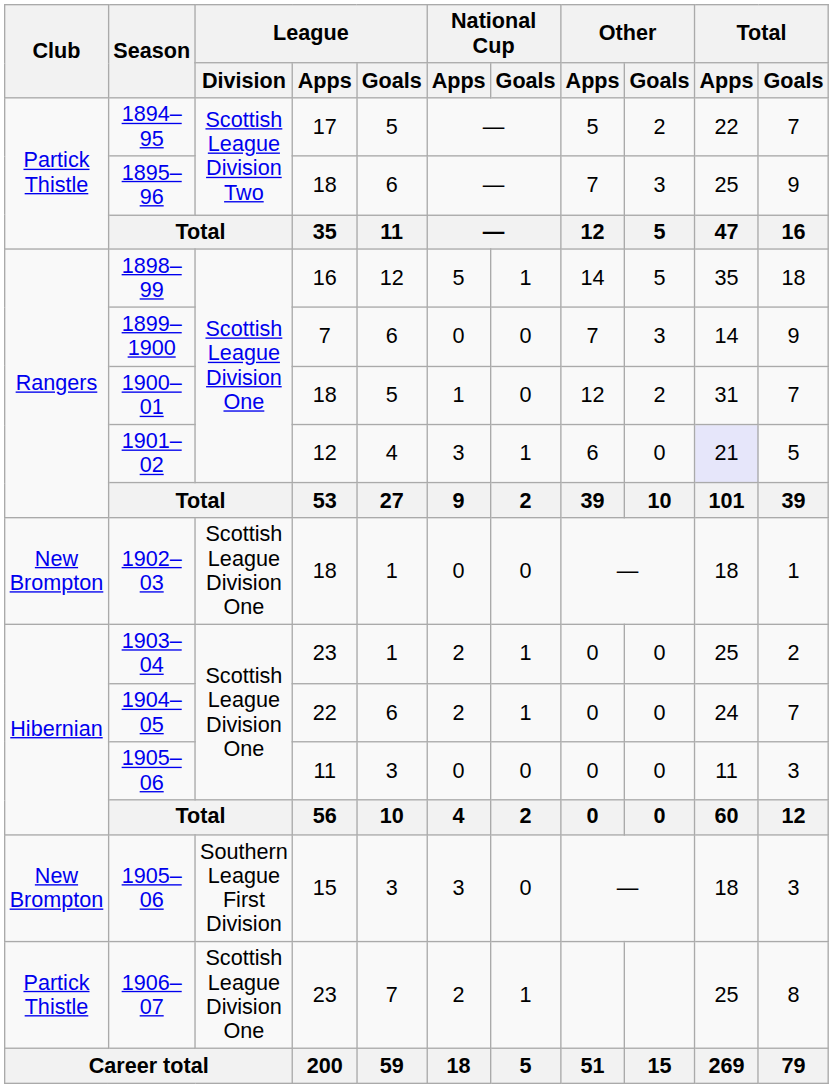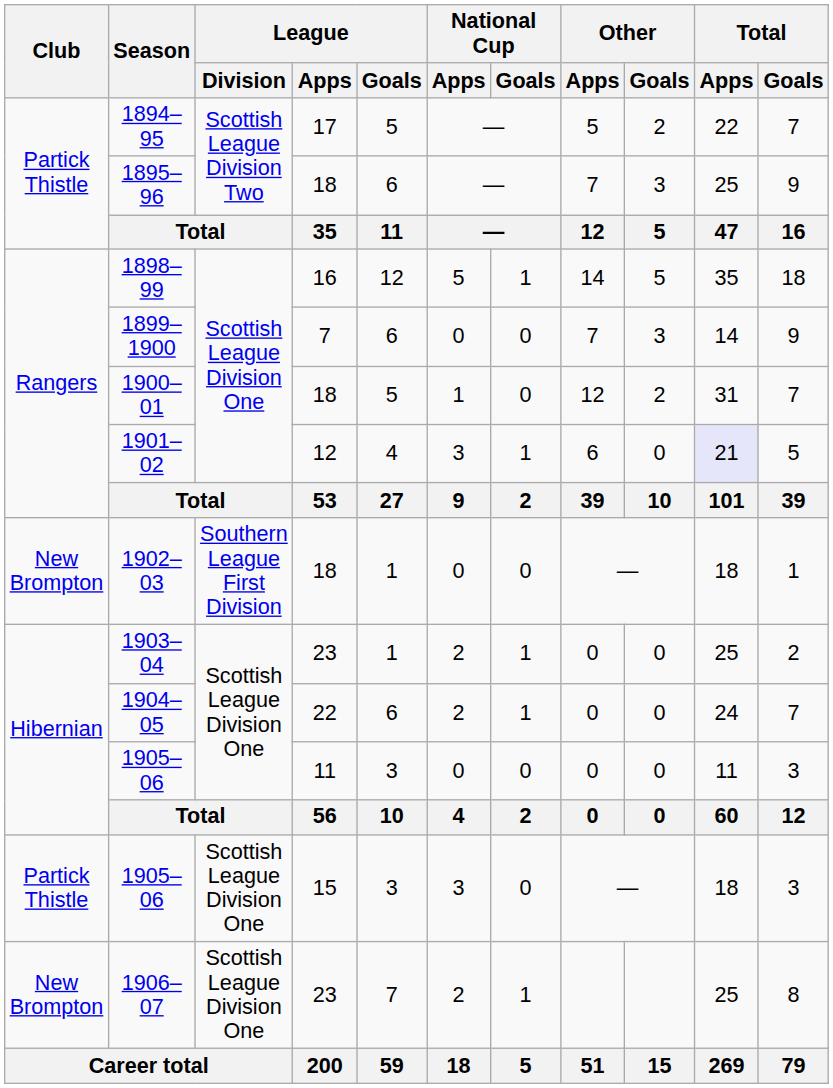(244, 570) Scottish League Division One -> (244, 570) Southern League First Division
(56, 887) New Brompton -> (56, 887) Partick Thistle
(244, 887) Southern League First Division -> (244, 887) Scottish League Division One
(56, 994) Partick Thistle -> (56, 994) New Brompton
